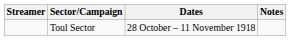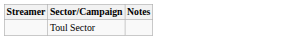- column: (191, 12)
